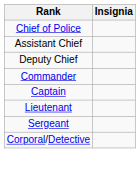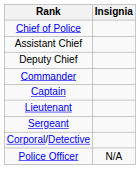+ row: (48, 156)
